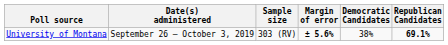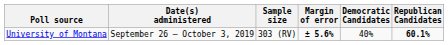(366, 34) 38% -> (366, 34) 40%
(418, 34) 69.1% -> (418, 34) 60.1%
